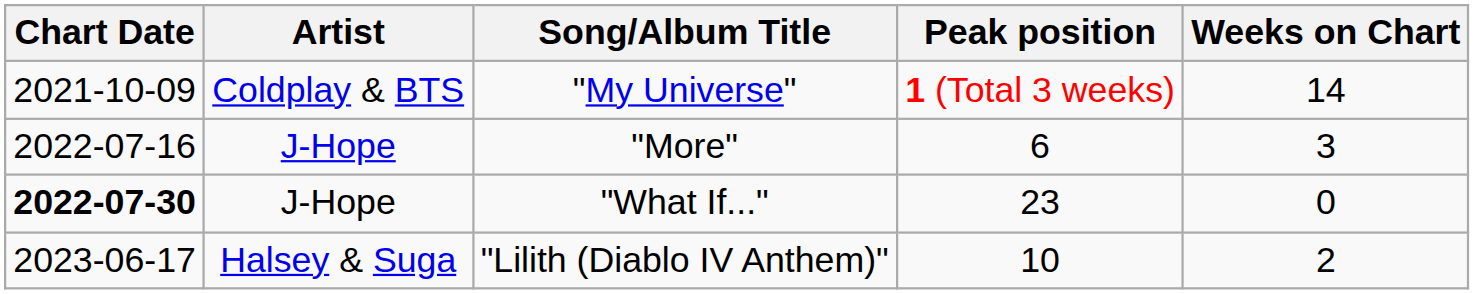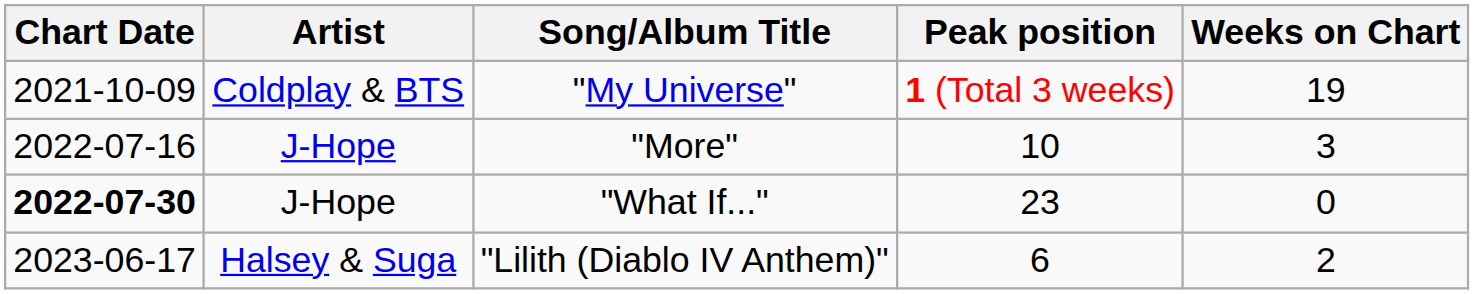(1326, 89) 14 -> (1326, 89) 19
(1040, 145) 6 -> (1040, 145) 10
(1040, 259) 10 -> (1040, 259) 6
